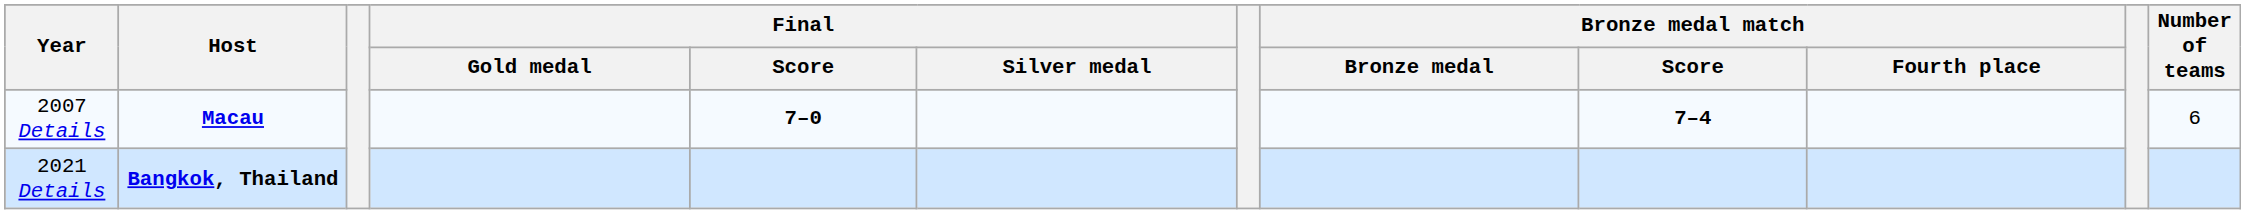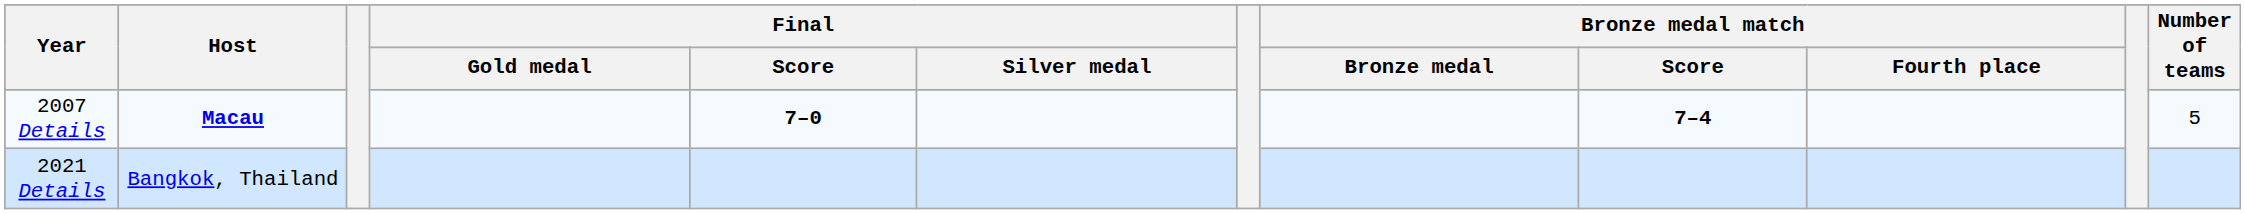(2195, 119) 6 -> (2195, 119) 5
(233, 178) bold -> (233, 178) normal
